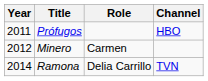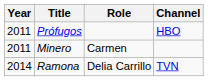(19, 48) 2012 -> (19, 48) 2011
